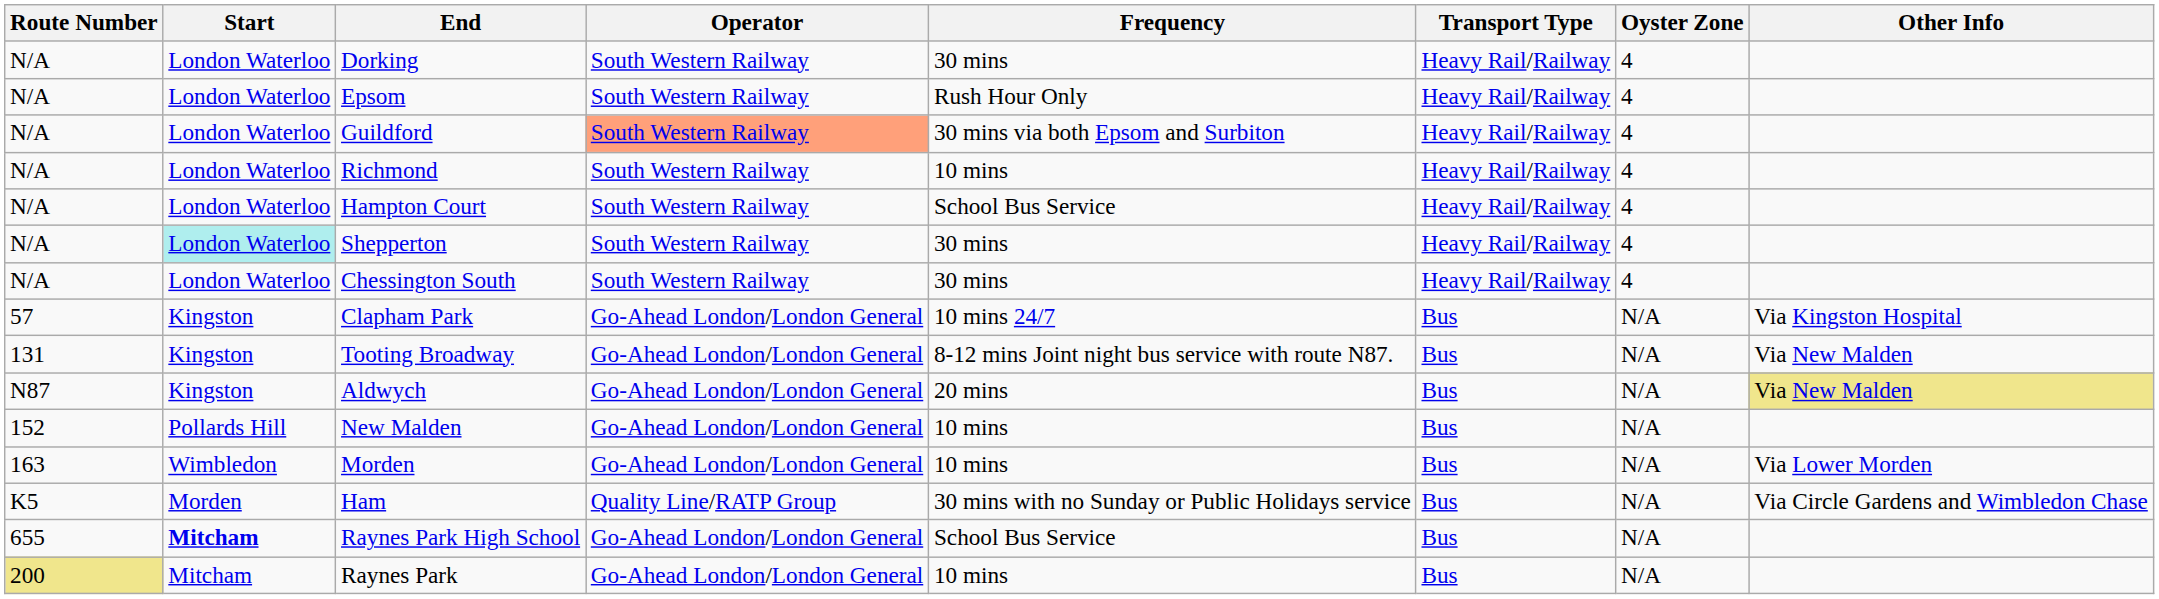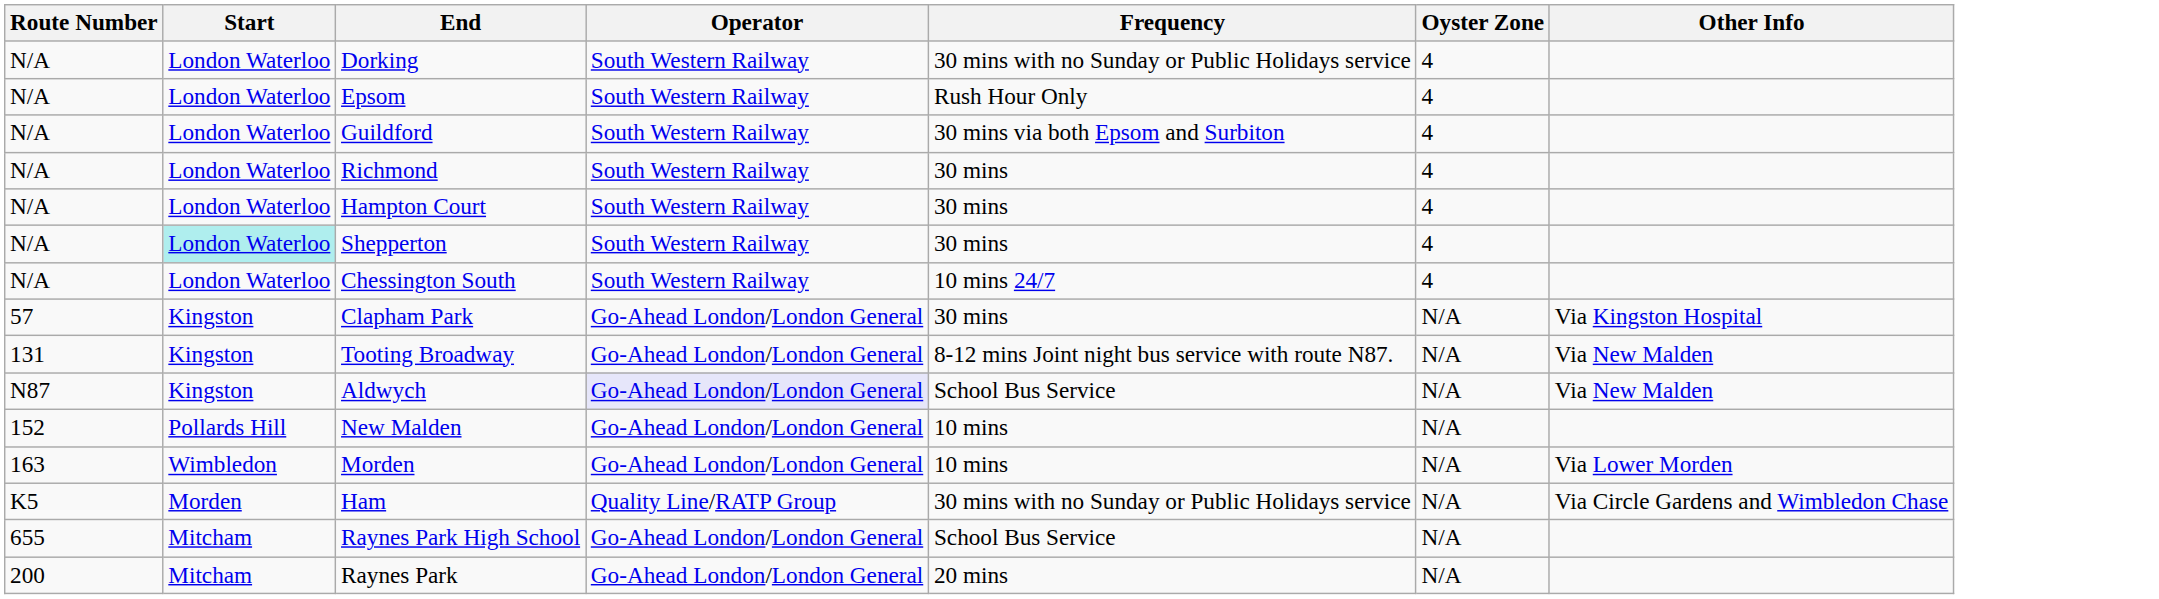- column: (1516, 22)
(971, 59) 30 mins -> (1172, 59) 30 mins with no Sunday or Public Holidays service
(700, 133) lightsalmon background -> (700, 133) no background
(971, 170) 10 mins -> (971, 170) 30 mins
(1025, 206) School Bus Service -> (971, 206) 30 mins
(971, 280) 30 mins -> (995, 280) 10 mins 24/7
(995, 317) 10 mins 24/7 -> (971, 317) 30 mins
(757, 390) no background -> (757, 390) lavender background
(971, 390) 20 mins -> (1025, 390) School Bus Service
(1834, 390) khaki background -> (1634, 390) no background
(213, 538) bold -> (210, 538) normal
(27, 574) khaki background -> (27, 574) no background
(971, 574) 10 mins -> (971, 574) 20 mins
